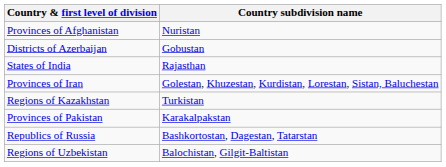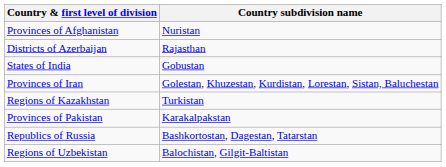(183, 48) Gobustan -> (184, 48) Rajasthan
(184, 65) Rajasthan -> (183, 65) Gobustan
